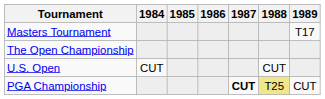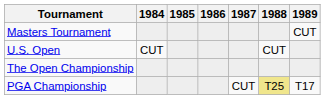(305, 32) T17 -> (305, 32) CUT
rows swapped: (34, 68) <-> (70, 50)
(244, 86) bold -> (244, 86) normal
(305, 86) CUT -> (305, 86) T17
